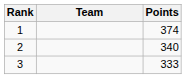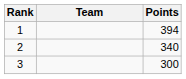(170, 30) 374 -> (170, 30) 394
(170, 64) 333 -> (170, 64) 300
